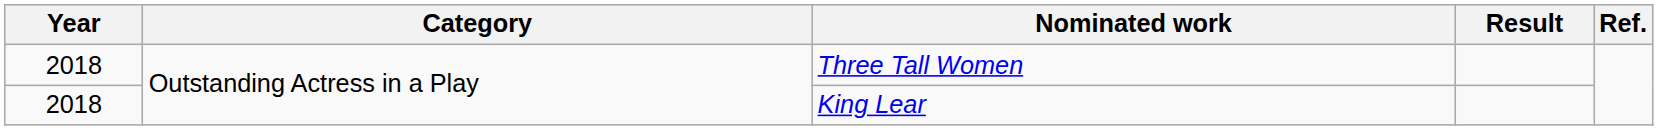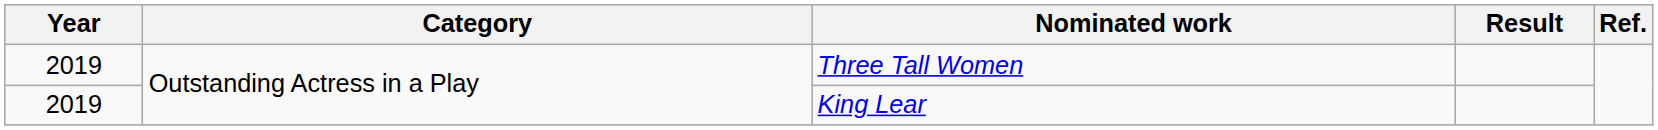(74, 64) 2018 -> (74, 64) 2019
(74, 104) 2018 -> (74, 104) 2019
